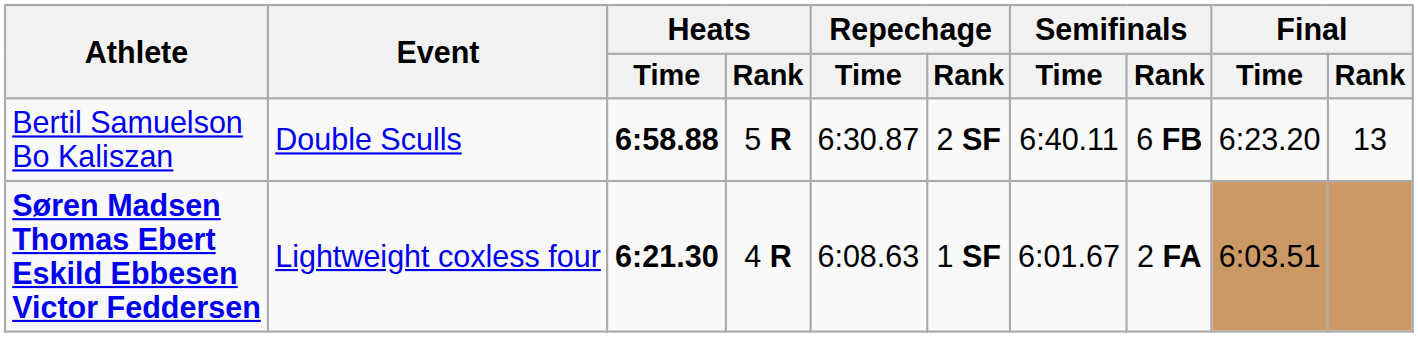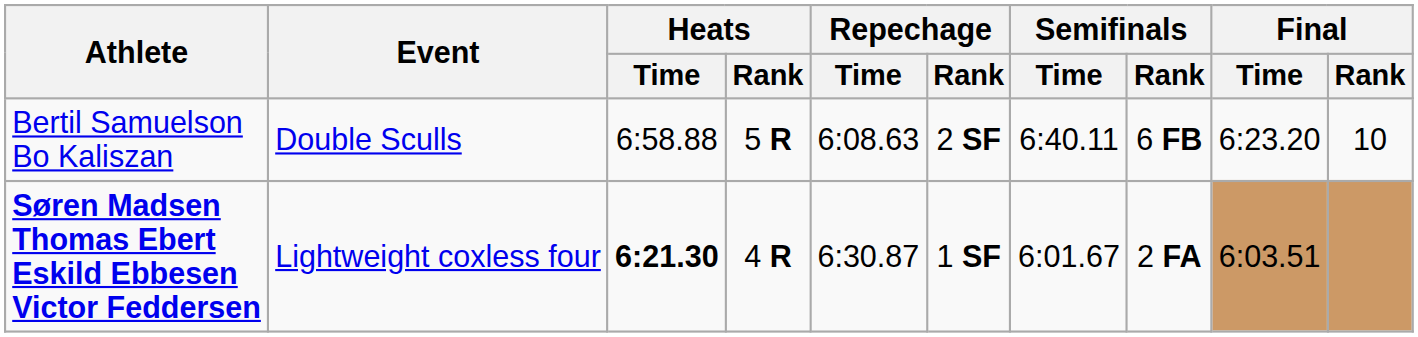(667, 140) bold -> (667, 140) normal
(868, 140) 6:30.87 -> (868, 140) 6:08.63
(1370, 140) 13 -> (1370, 140) 10
(868, 256) 6:08.63 -> (868, 256) 6:30.87
